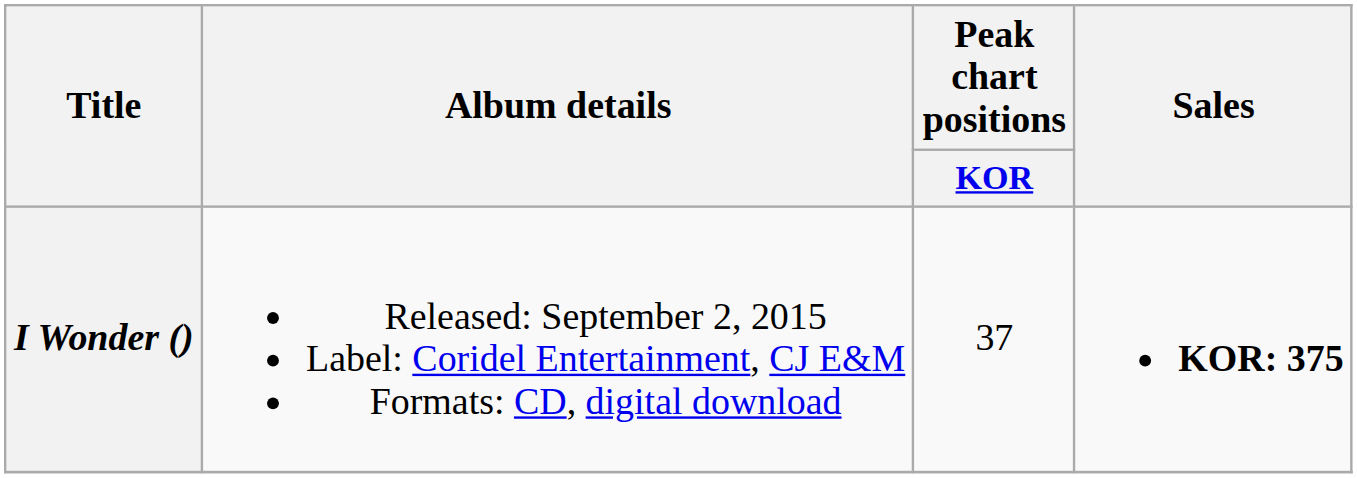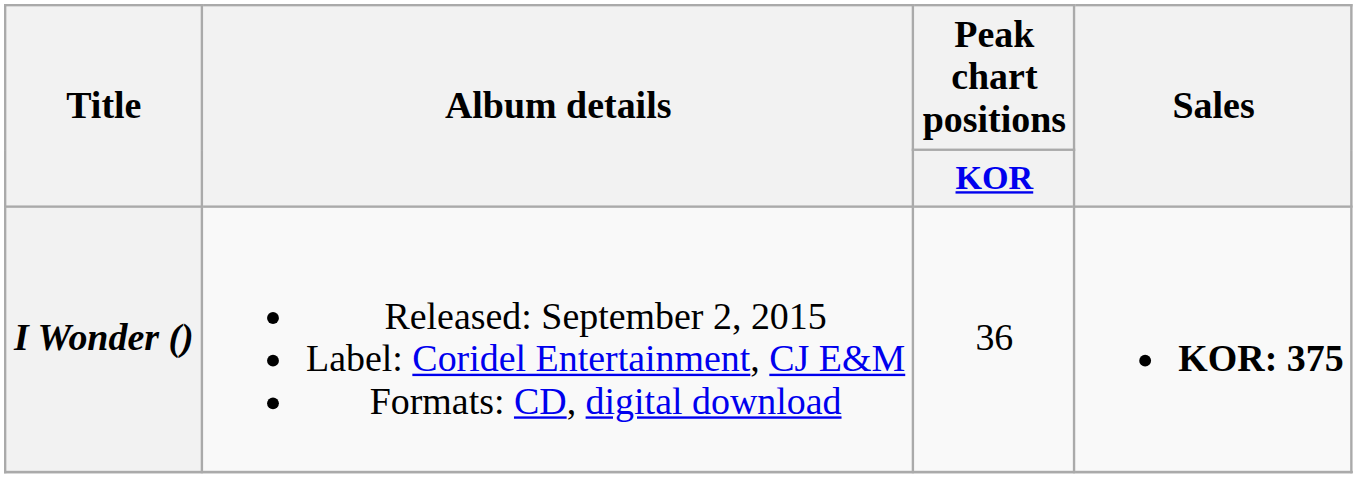(994, 338) 37 -> (994, 338) 36
